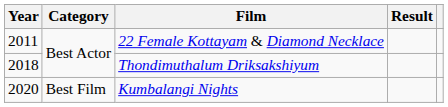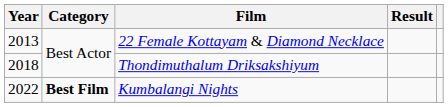(23, 41) 2011 -> (23, 41) 2013
(23, 89) 2020 -> (23, 89) 2022
(76, 89) normal -> (77, 89) bold
